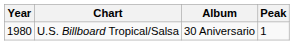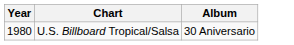- column: (273, 13)
